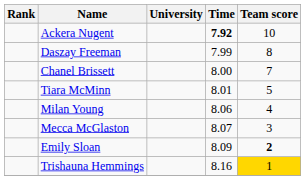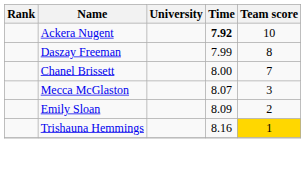- row: (76, 90)
- row: (72, 109)
(269, 147) bold -> (269, 109) normal
